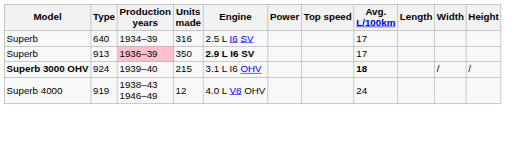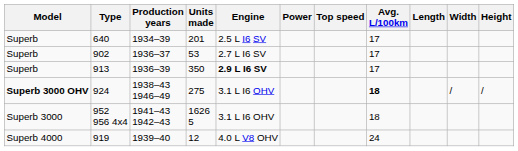(184, 38) 316 -> (196, 38) 201
+ row: (101, 54)
(139, 54) pink background -> (151, 69) no background
(139, 69) 1939–40 -> (151, 90) 1938–43 1946–49
(184, 69) 215 -> (196, 90) 275
+ row: (110, 117)
(139, 90) 1938–43 1946–49 -> (151, 138) 1939–40
